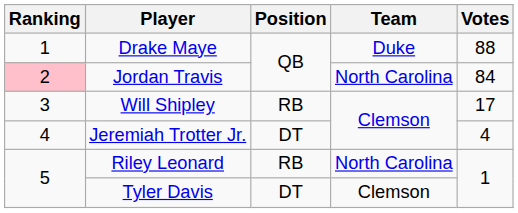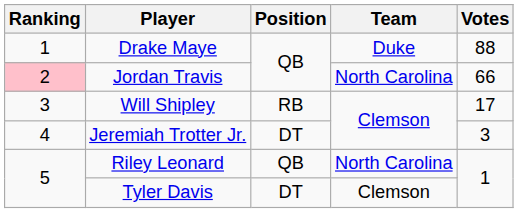(485, 76) 84 -> (485, 76) 66
(485, 134) 4 -> (485, 134) 3
(291, 163) RB -> (291, 163) QB
